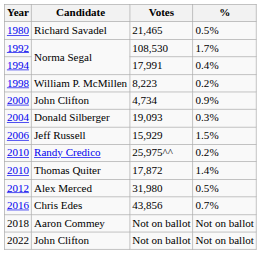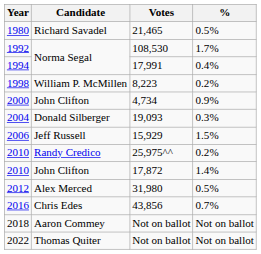(67, 170) Thomas Quiter -> (62, 170) John Clifton
(62, 240) John Clifton -> (67, 240) Thomas Quiter
